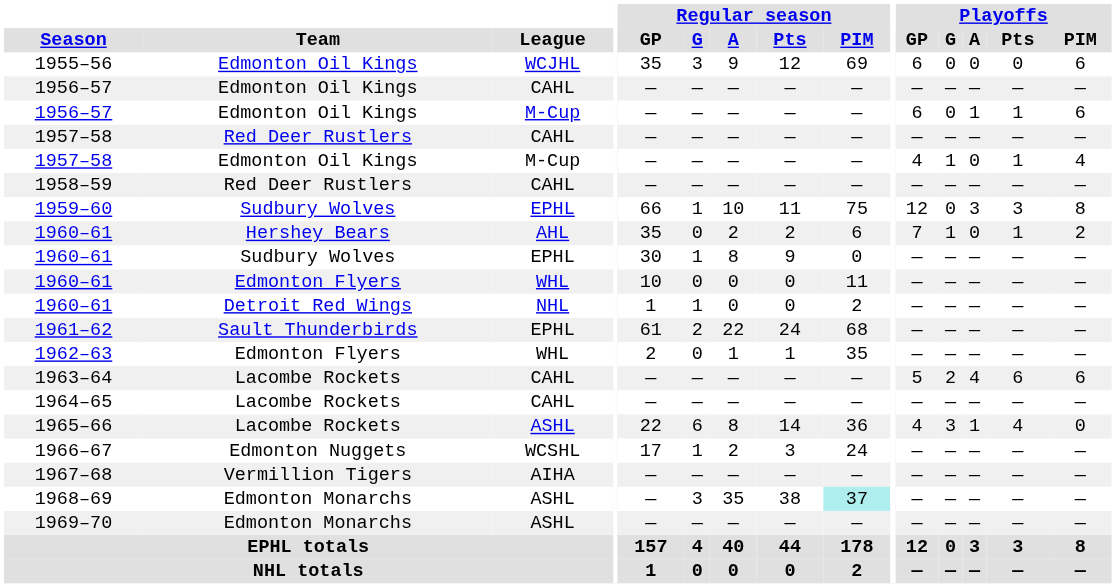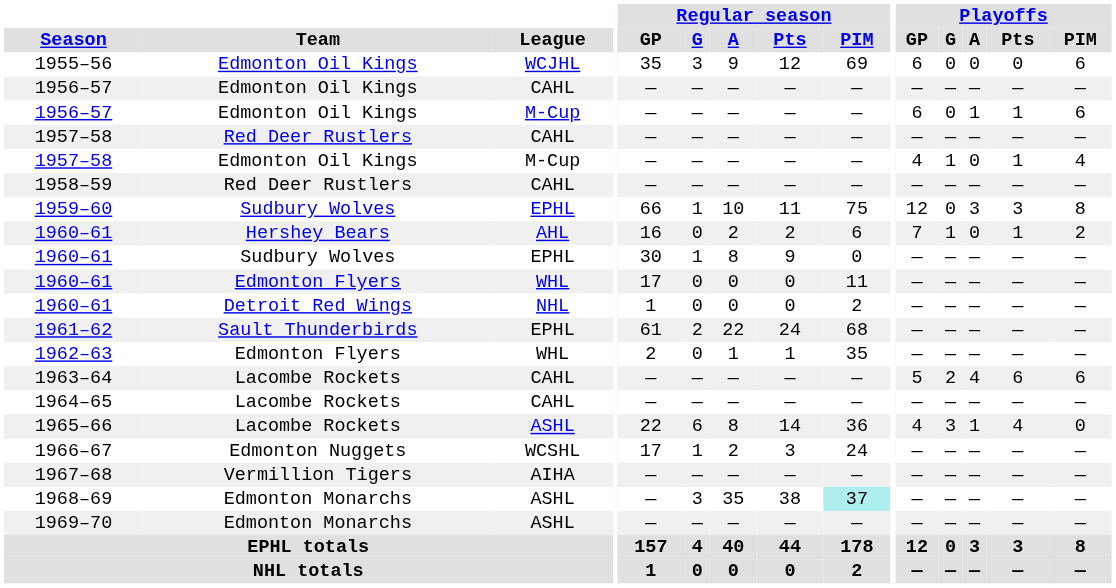(651, 233) 35 -> (651, 233) 16
(651, 282) 10 -> (651, 282) 17
(697, 306) 1 -> (697, 306) 0
